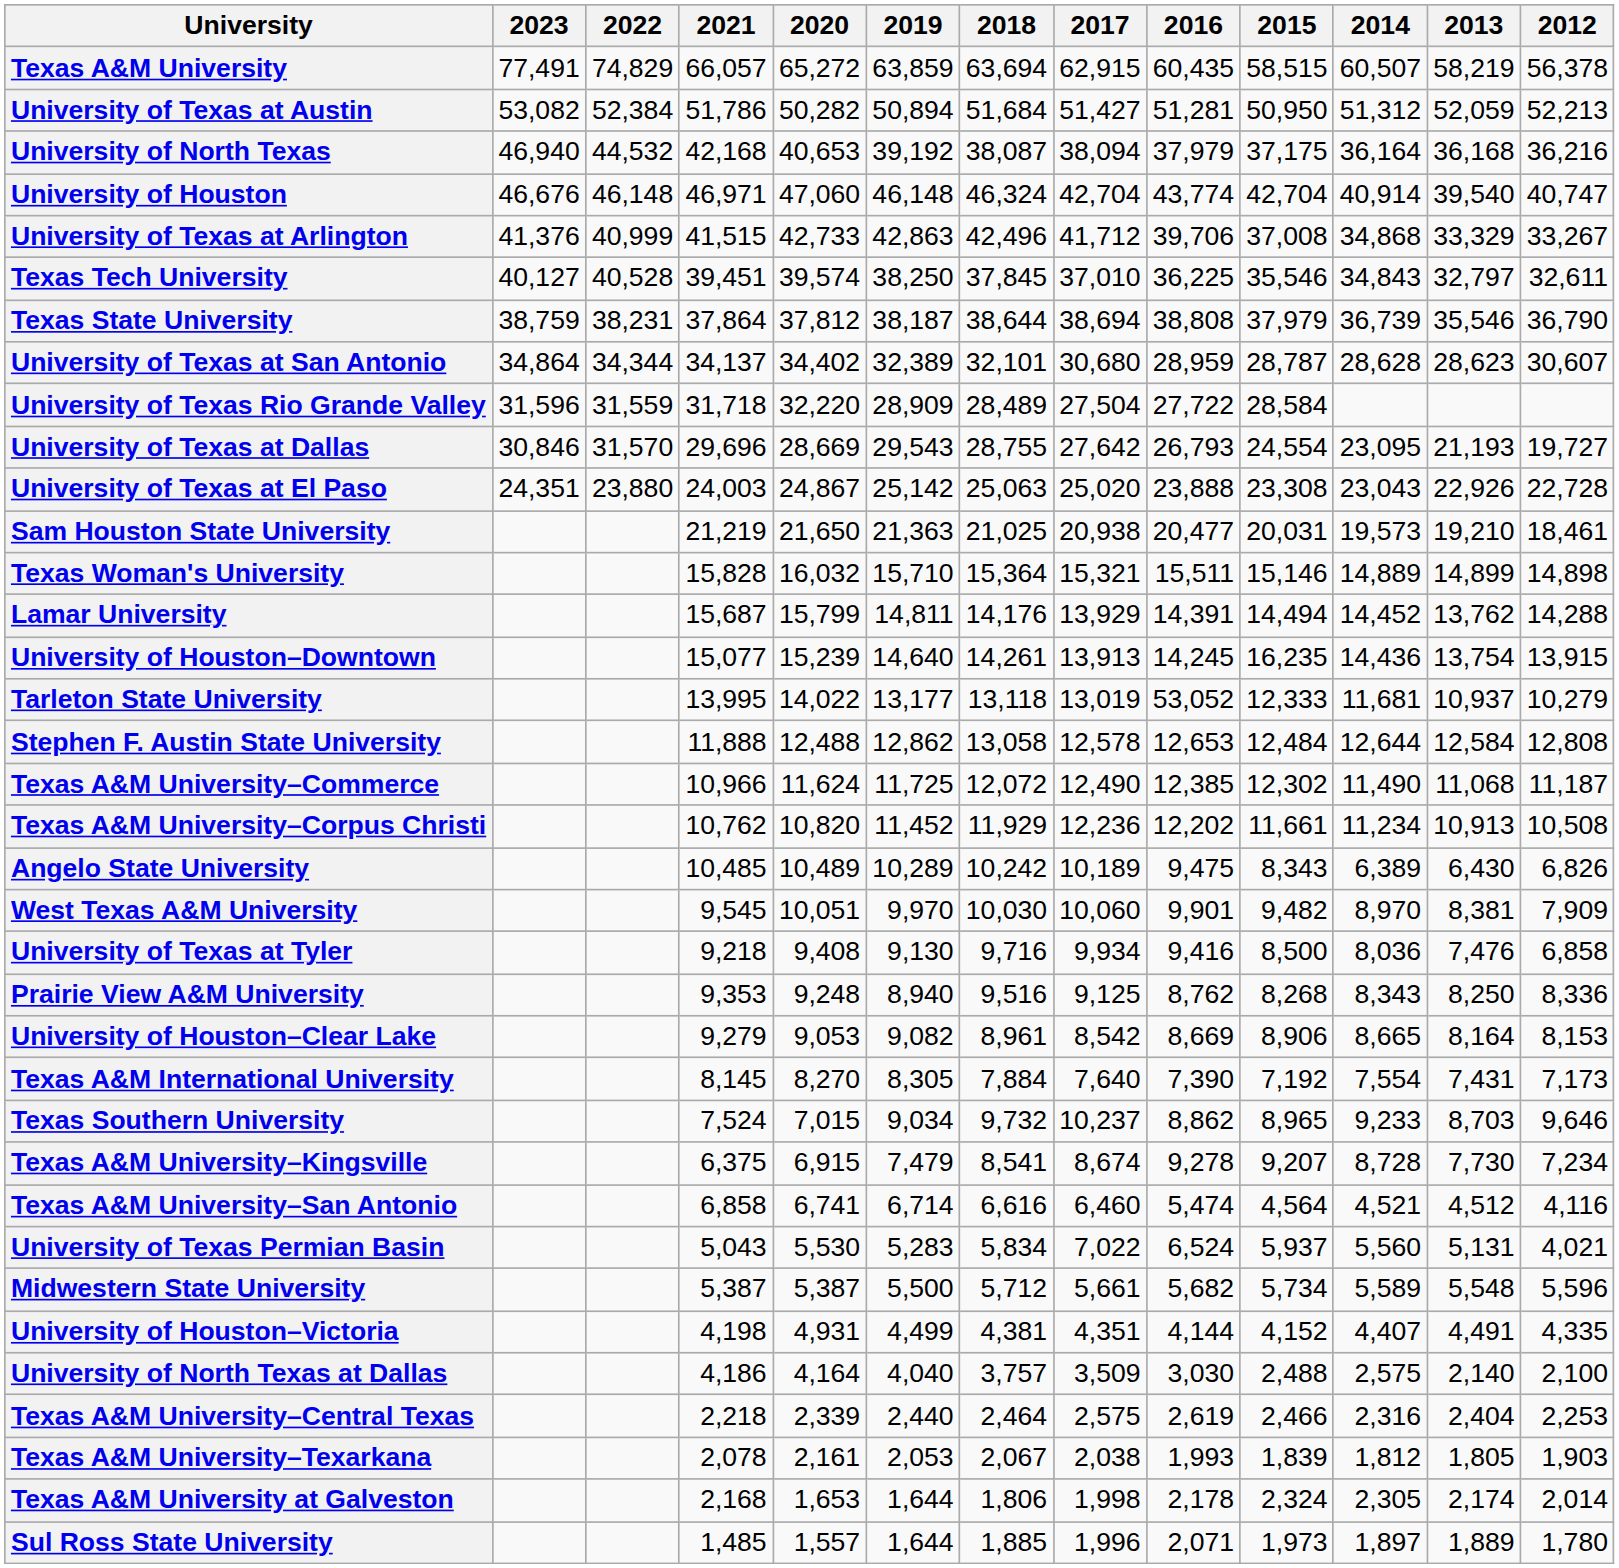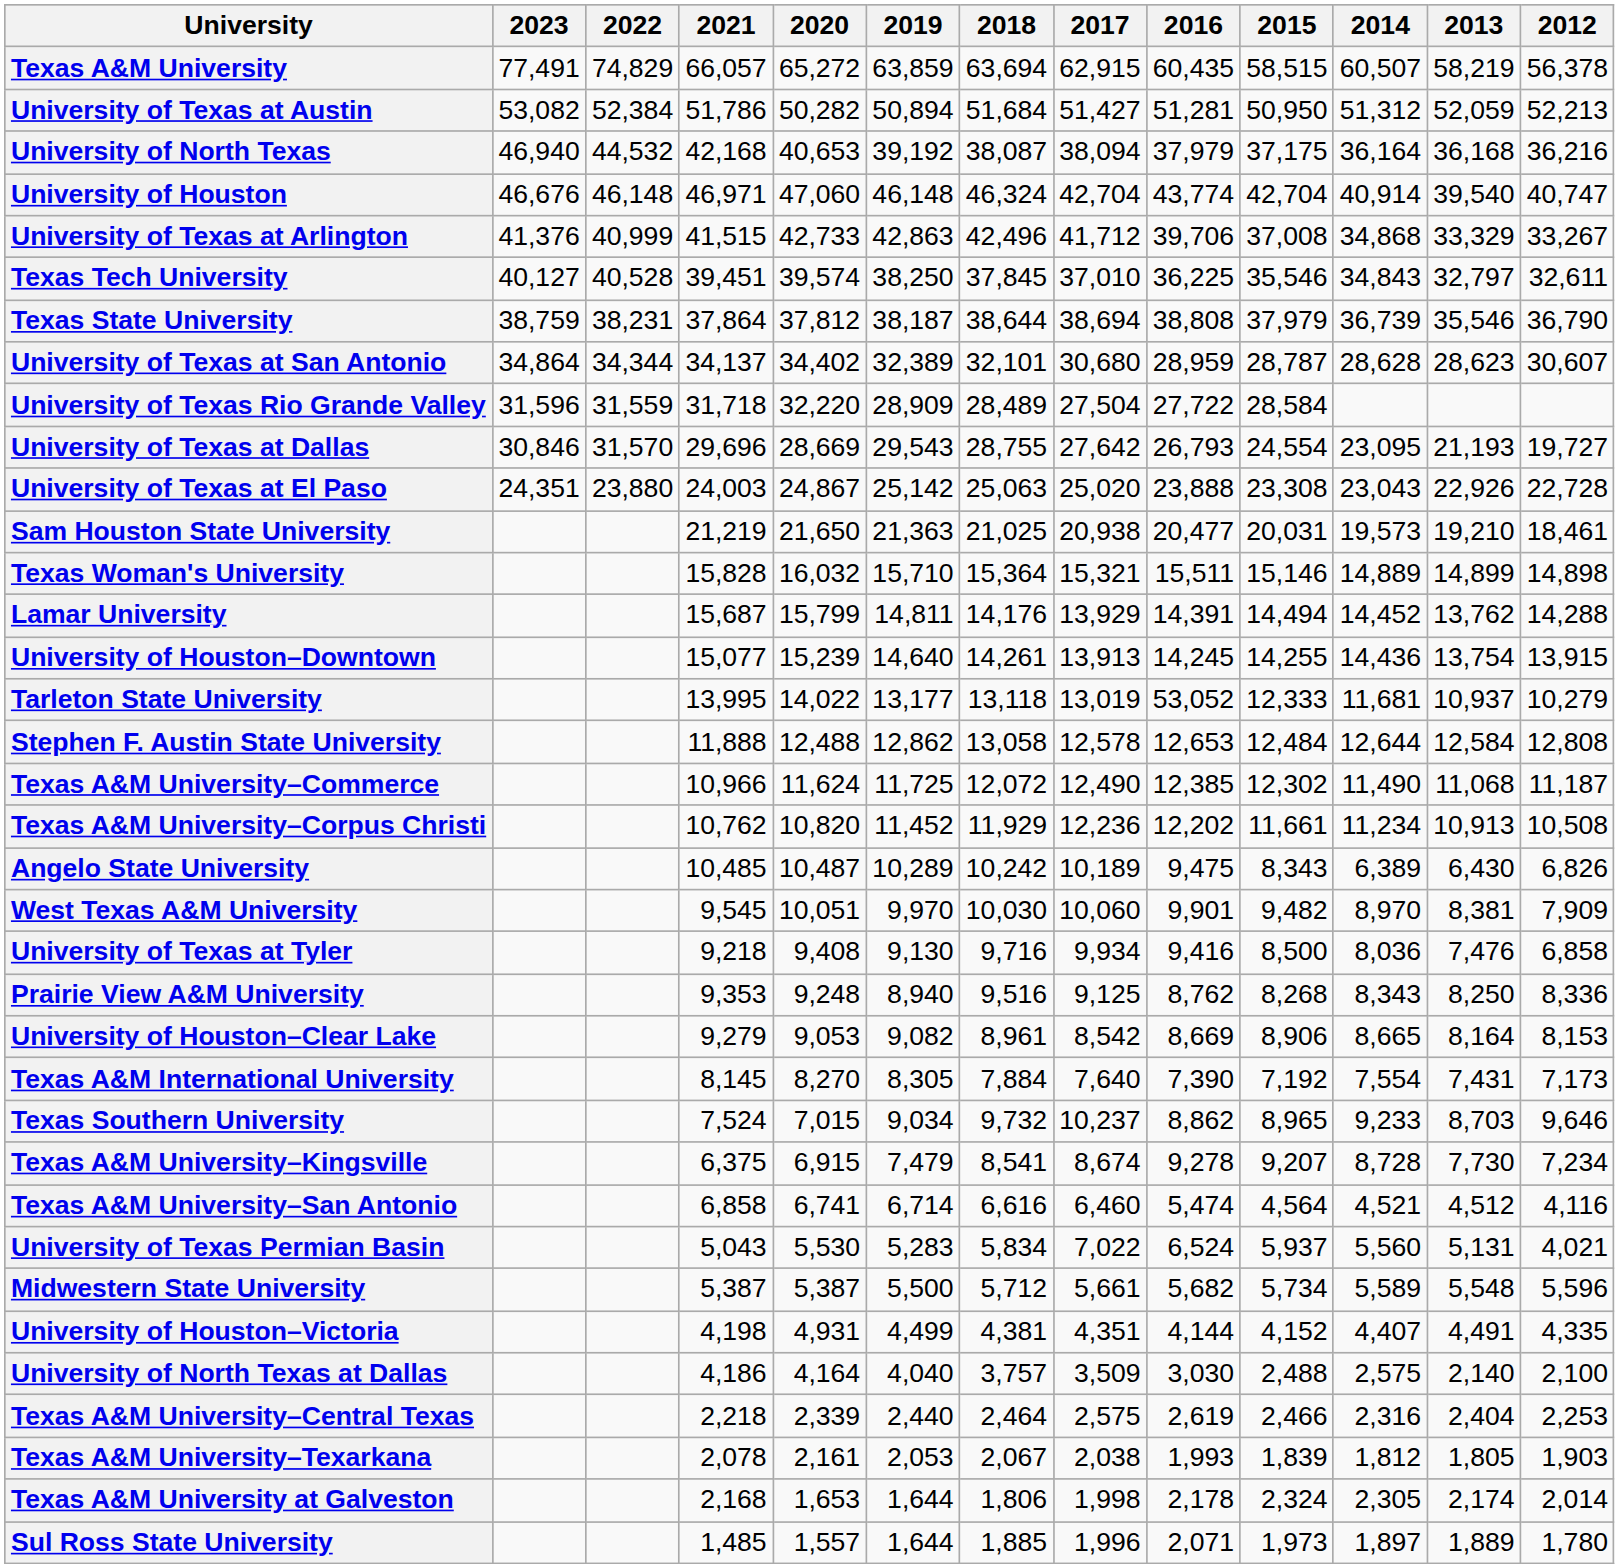(1287, 657) 16,235 -> (1287, 657) 14,255
(820, 868) 10,489 -> (820, 868) 10,487
